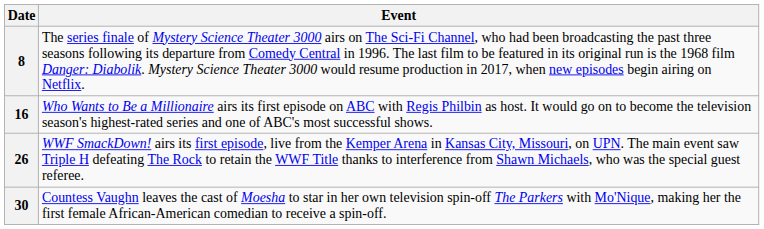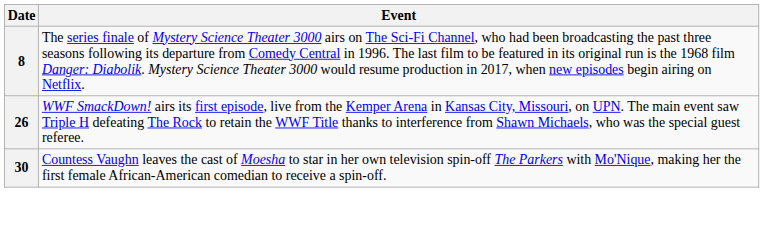- row: (22, 114)
